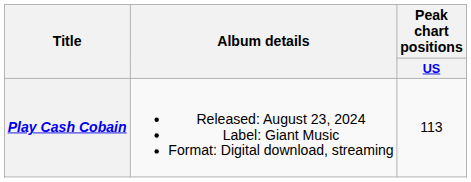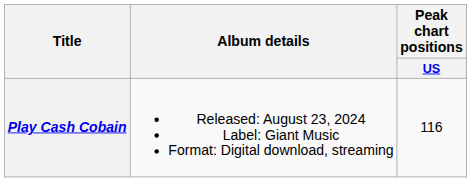(431, 127) 113 -> (431, 127) 116
